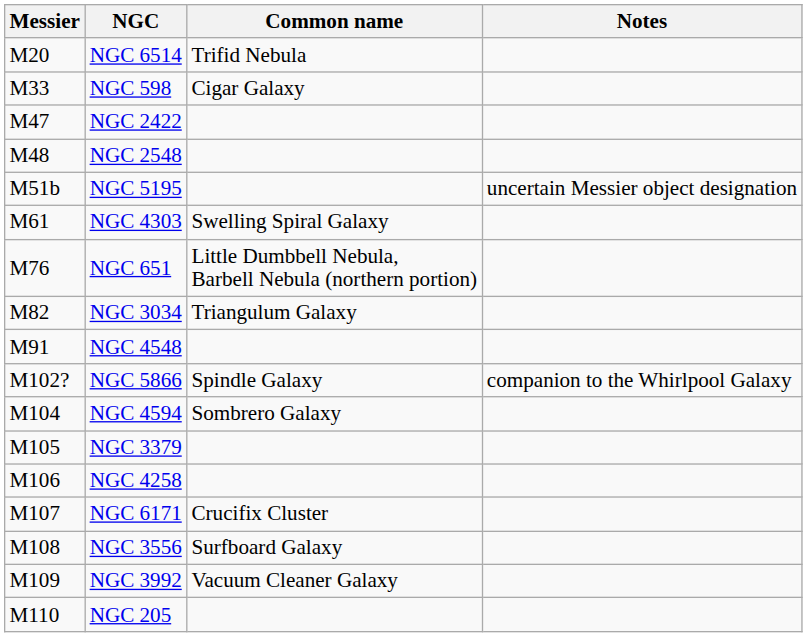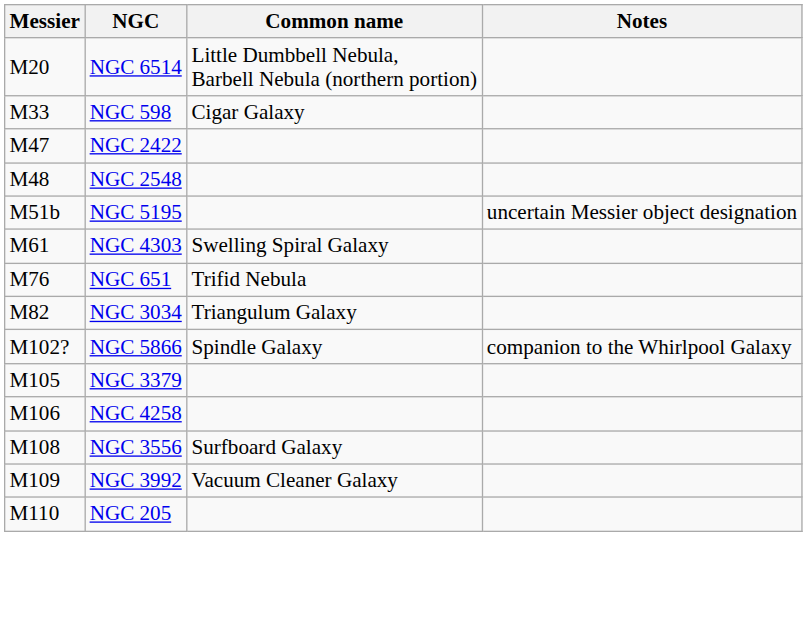(249, 54) Trifid Nebula -> (334, 66) Little Dumbbell Nebula, Barbell Nebula (northern portion)
(334, 267) Little Dumbbell Nebula, Barbell Nebula (northern portion) -> (249, 279) Trifid Nebula
- row: (136, 346)
- row: (136, 413)
- row: (136, 513)
